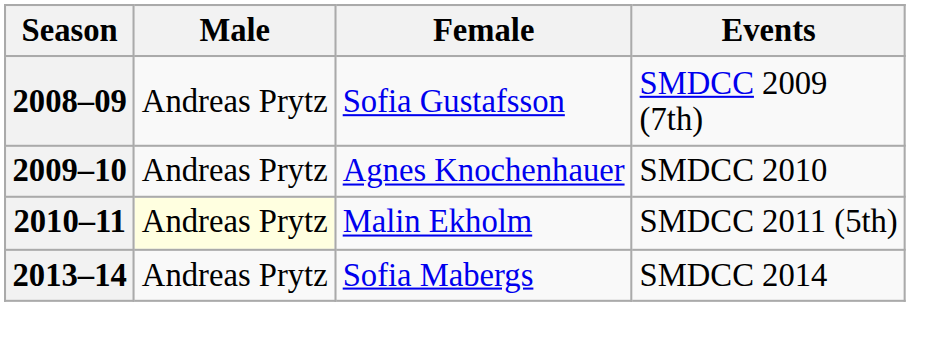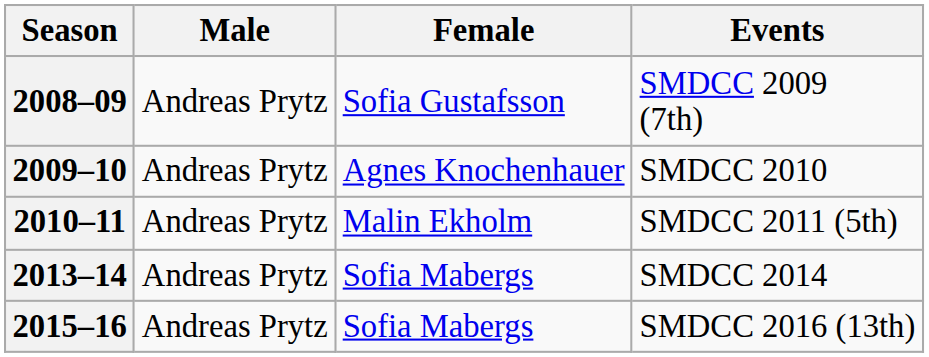(235, 222) lightyellow background -> (235, 222) no background
+ row: (70, 325)
